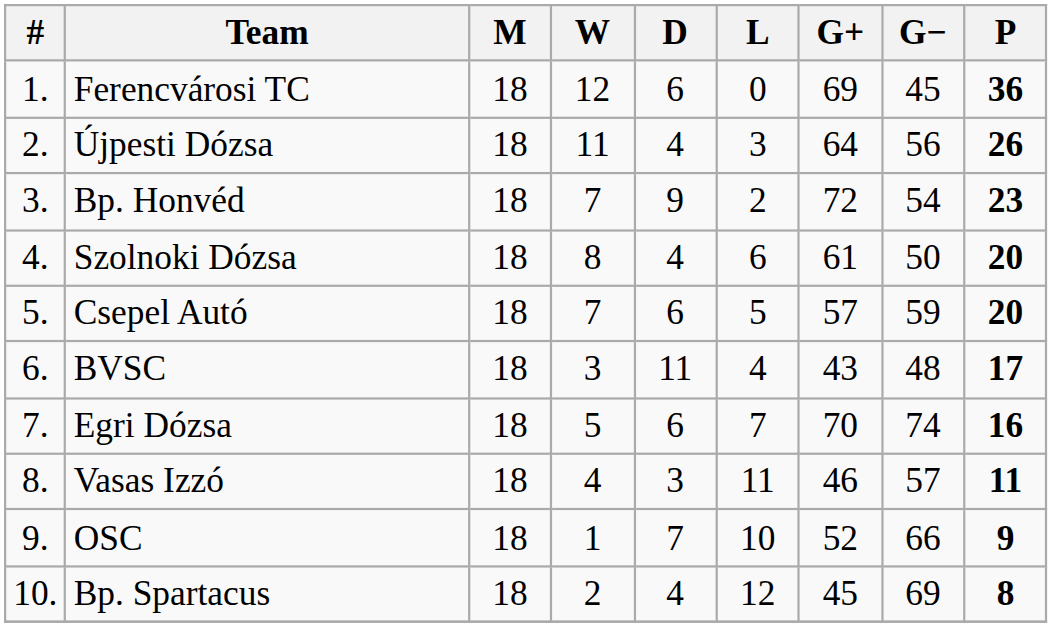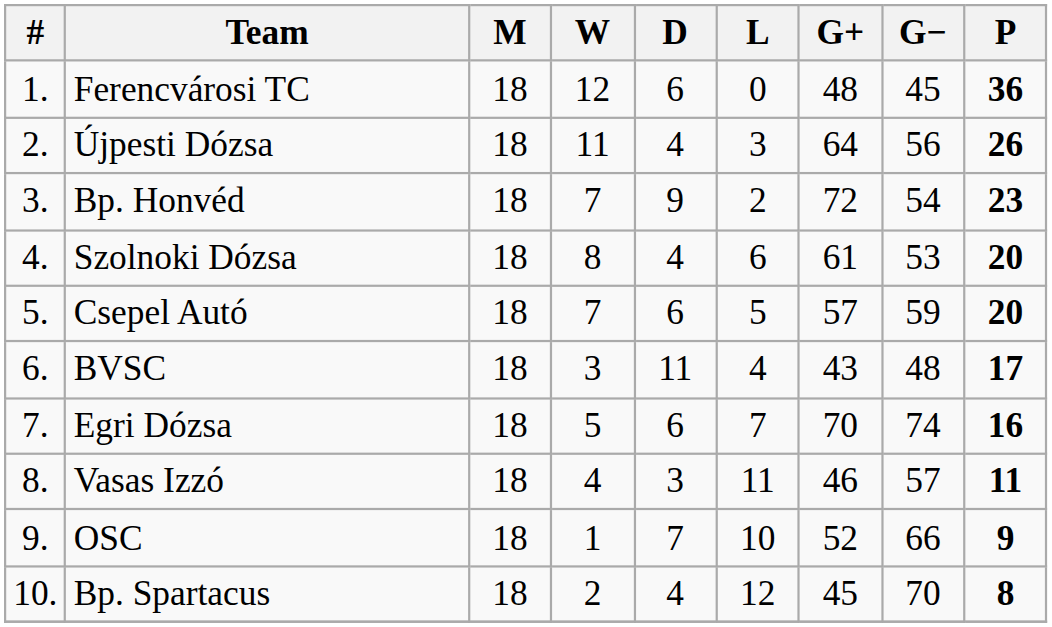(840, 88) 69 -> (840, 88) 48
(923, 256) 50 -> (923, 256) 53
(923, 593) 69 -> (923, 593) 70
